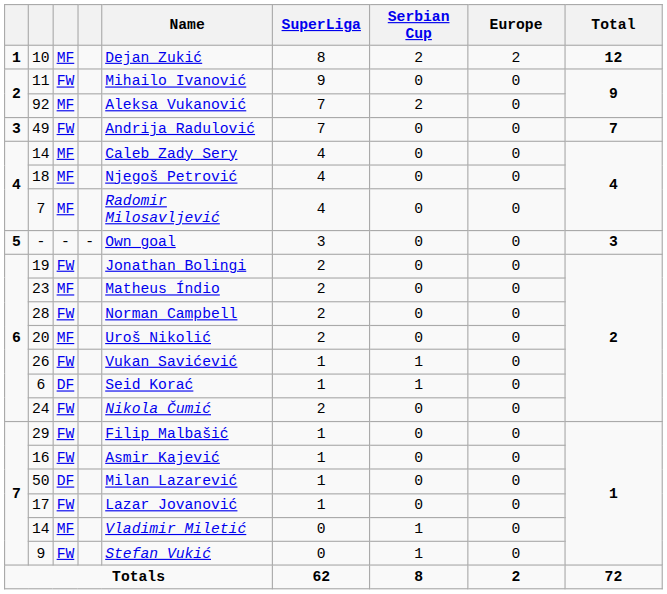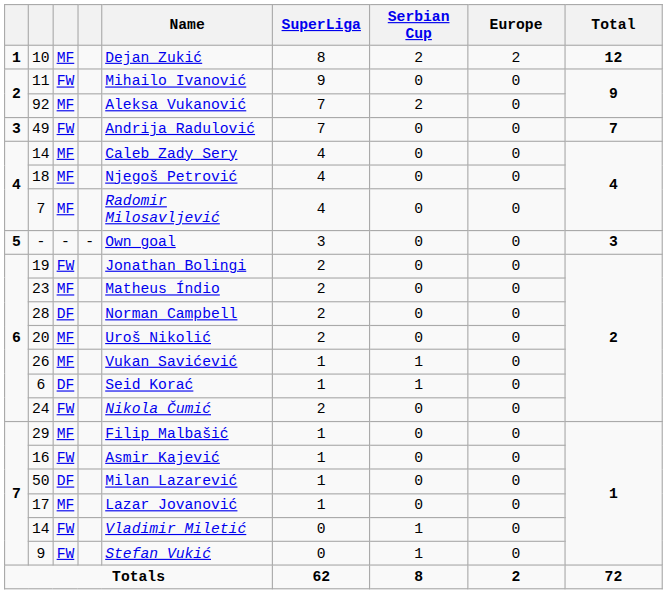(65, 314) FW -> (65, 314) DF
(65, 362) FW -> (65, 362) MF
(65, 434) FW -> (65, 434) MF
(65, 505) FW -> (65, 505) MF
(65, 529) MF -> (65, 529) FW
